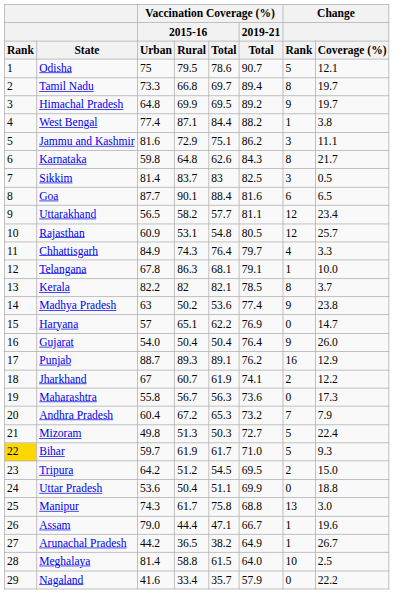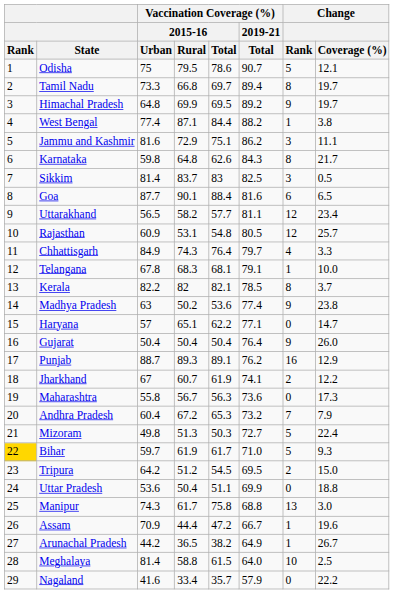(187, 269) 86.3 -> (187, 269) 68.3
(252, 324) 76.9 -> (252, 324) 77.1
(150, 342) 54.0 -> (150, 342) 50.4
(150, 525) 79.0 -> (150, 525) 70.9
(221, 525) 47.1 -> (221, 525) 47.2
